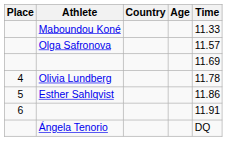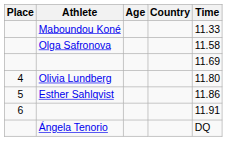columns swapped: (180, 12) <-> (146, 12)
(207, 45) 11.57 -> (207, 45) 11.58
(207, 78) 11.78 -> (207, 78) 11.80
